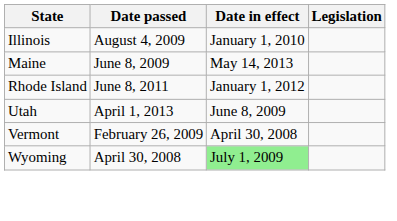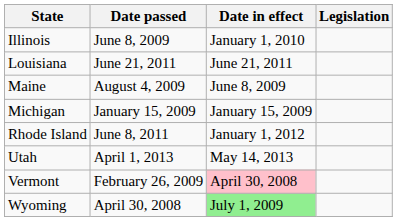(139, 39) August 4, 2009 -> (132, 39) June 8, 2009
+ row: (37, 63)
(132, 63) June 8, 2009 -> (139, 87) August 4, 2009
(252, 63) May 14, 2013 -> (248, 87) June 8, 2009
+ row: (36, 110)
(248, 110) June 8, 2009 -> (252, 157) May 14, 2013
(254, 134) no background -> (254, 181) pink background
